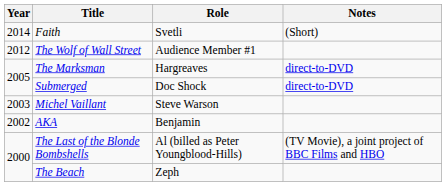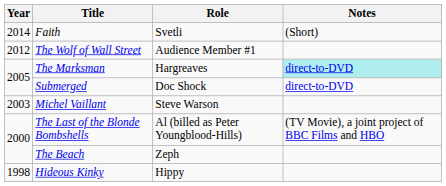(319, 68) no background -> (319, 68) paleturquoise background
- row: (46, 123)
+ row: (69, 172)
